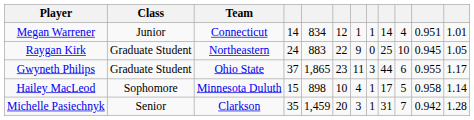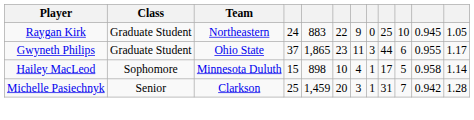- row: (56, 32)
(293, 106) 35 -> (293, 87) 25
